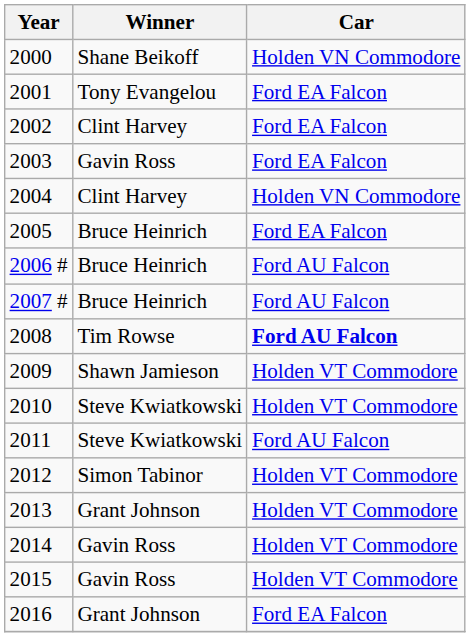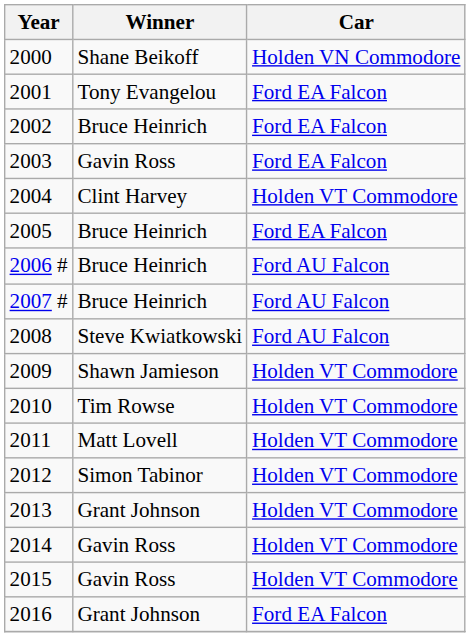(132, 126) Clint Harvey -> (142, 126) Bruce Heinrich
(356, 196) Holden VN Commodore -> (355, 196) Holden VT Commodore
(126, 335) Tim Rowse -> (160, 335) Steve Kwiatkowski
(325, 335) bold -> (321, 335) normal
(160, 405) Steve Kwiatkowski -> (126, 405) Tim Rowse
(160, 440) Steve Kwiatkowski -> (128, 440) Matt Lovell
(321, 440) Ford AU Falcon -> (355, 440) Holden VT Commodore
